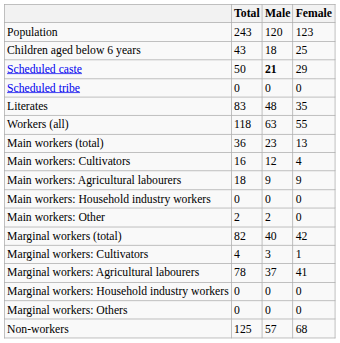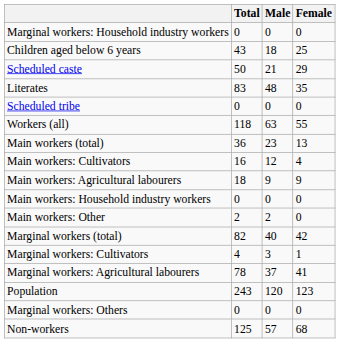rows swapped: (32, 32) <-> (118, 291)
(271, 69) bold -> (271, 69) normal
rows swapped: (44, 87) <-> (27, 106)
